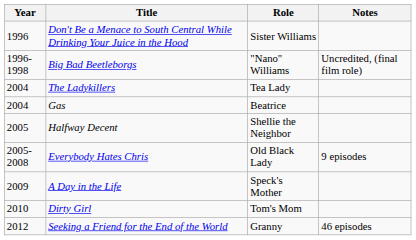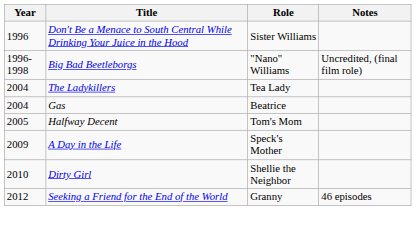(273, 128) Shellie the Neighbor -> (276, 122) Tom's Mom
- row: (98, 157)
(276, 209) Tom's Mom -> (273, 174) Shellie the Neighbor
